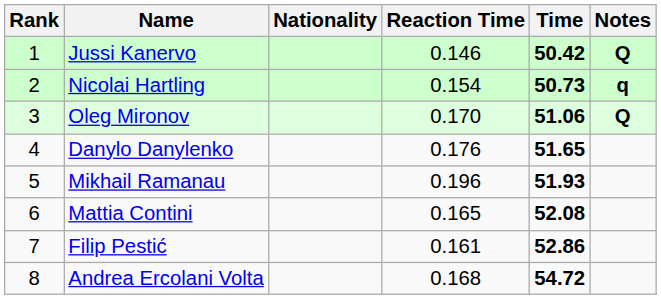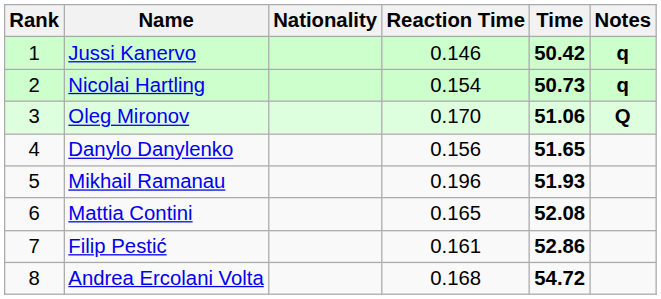(623, 52) Q -> (623, 52) q
(456, 149) 0.176 -> (456, 149) 0.156
